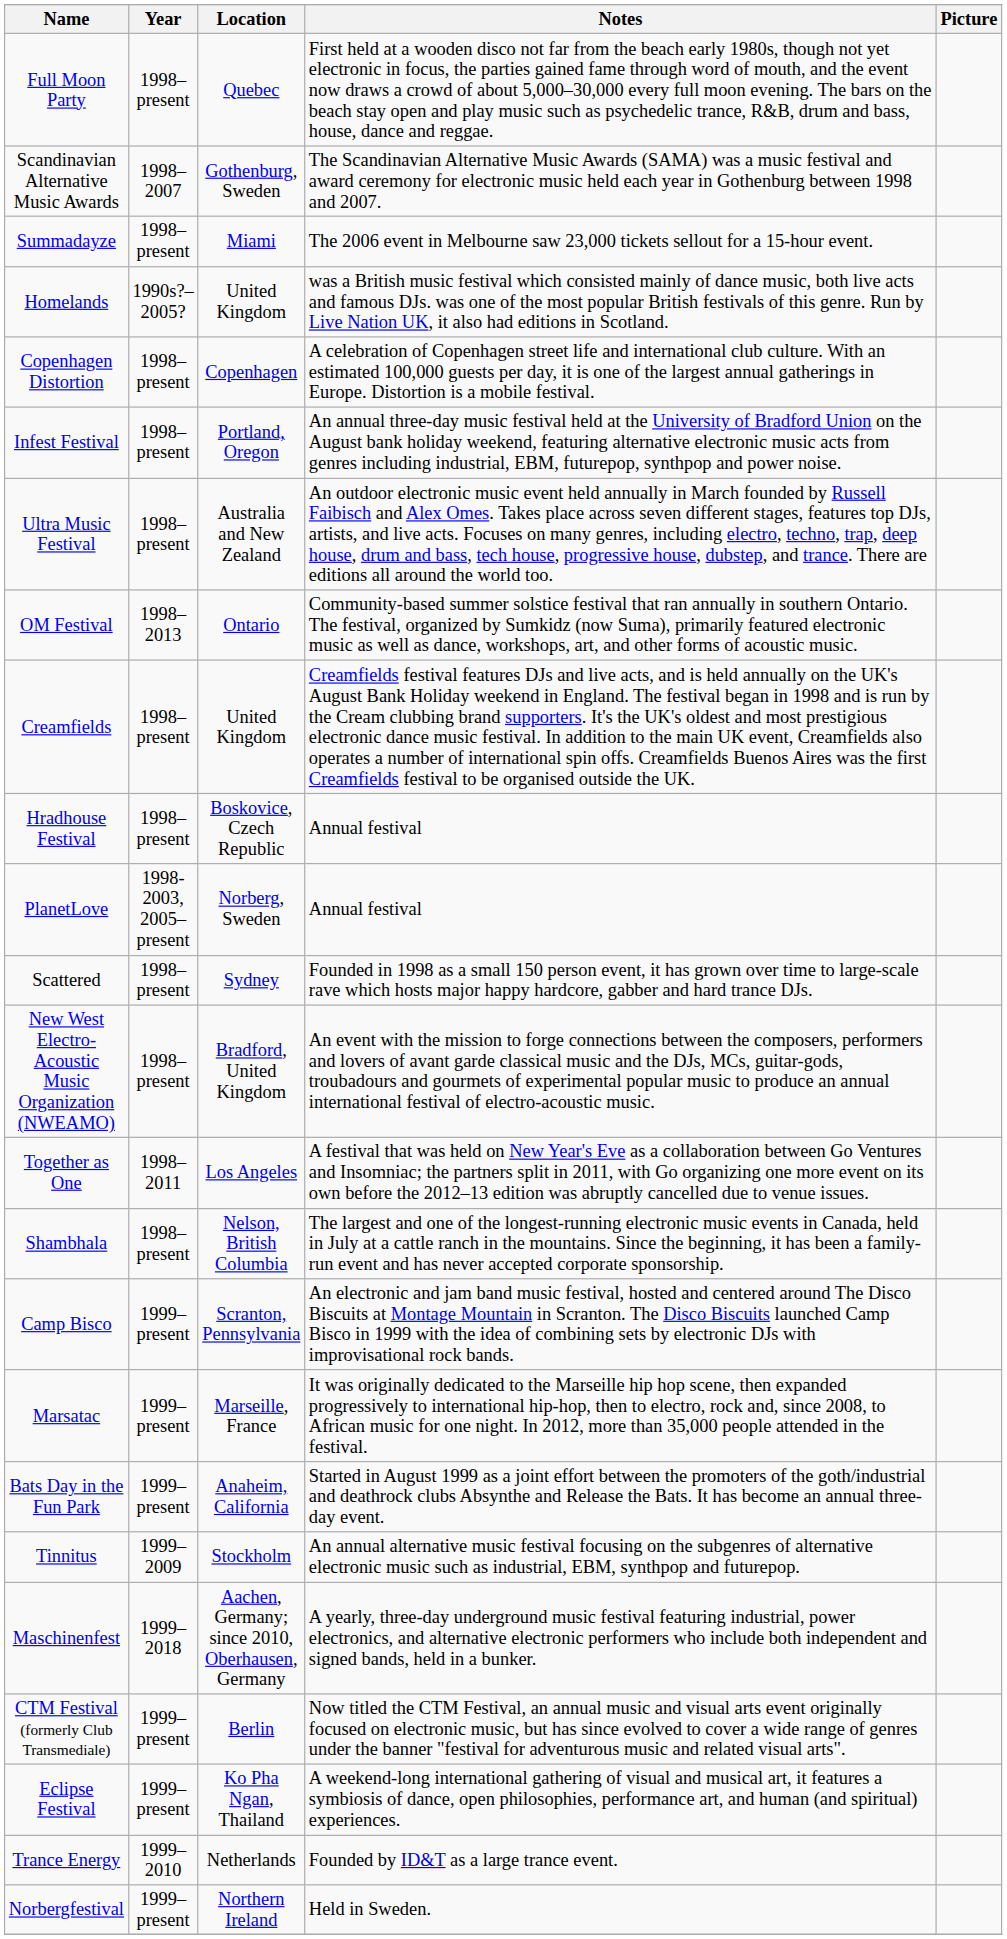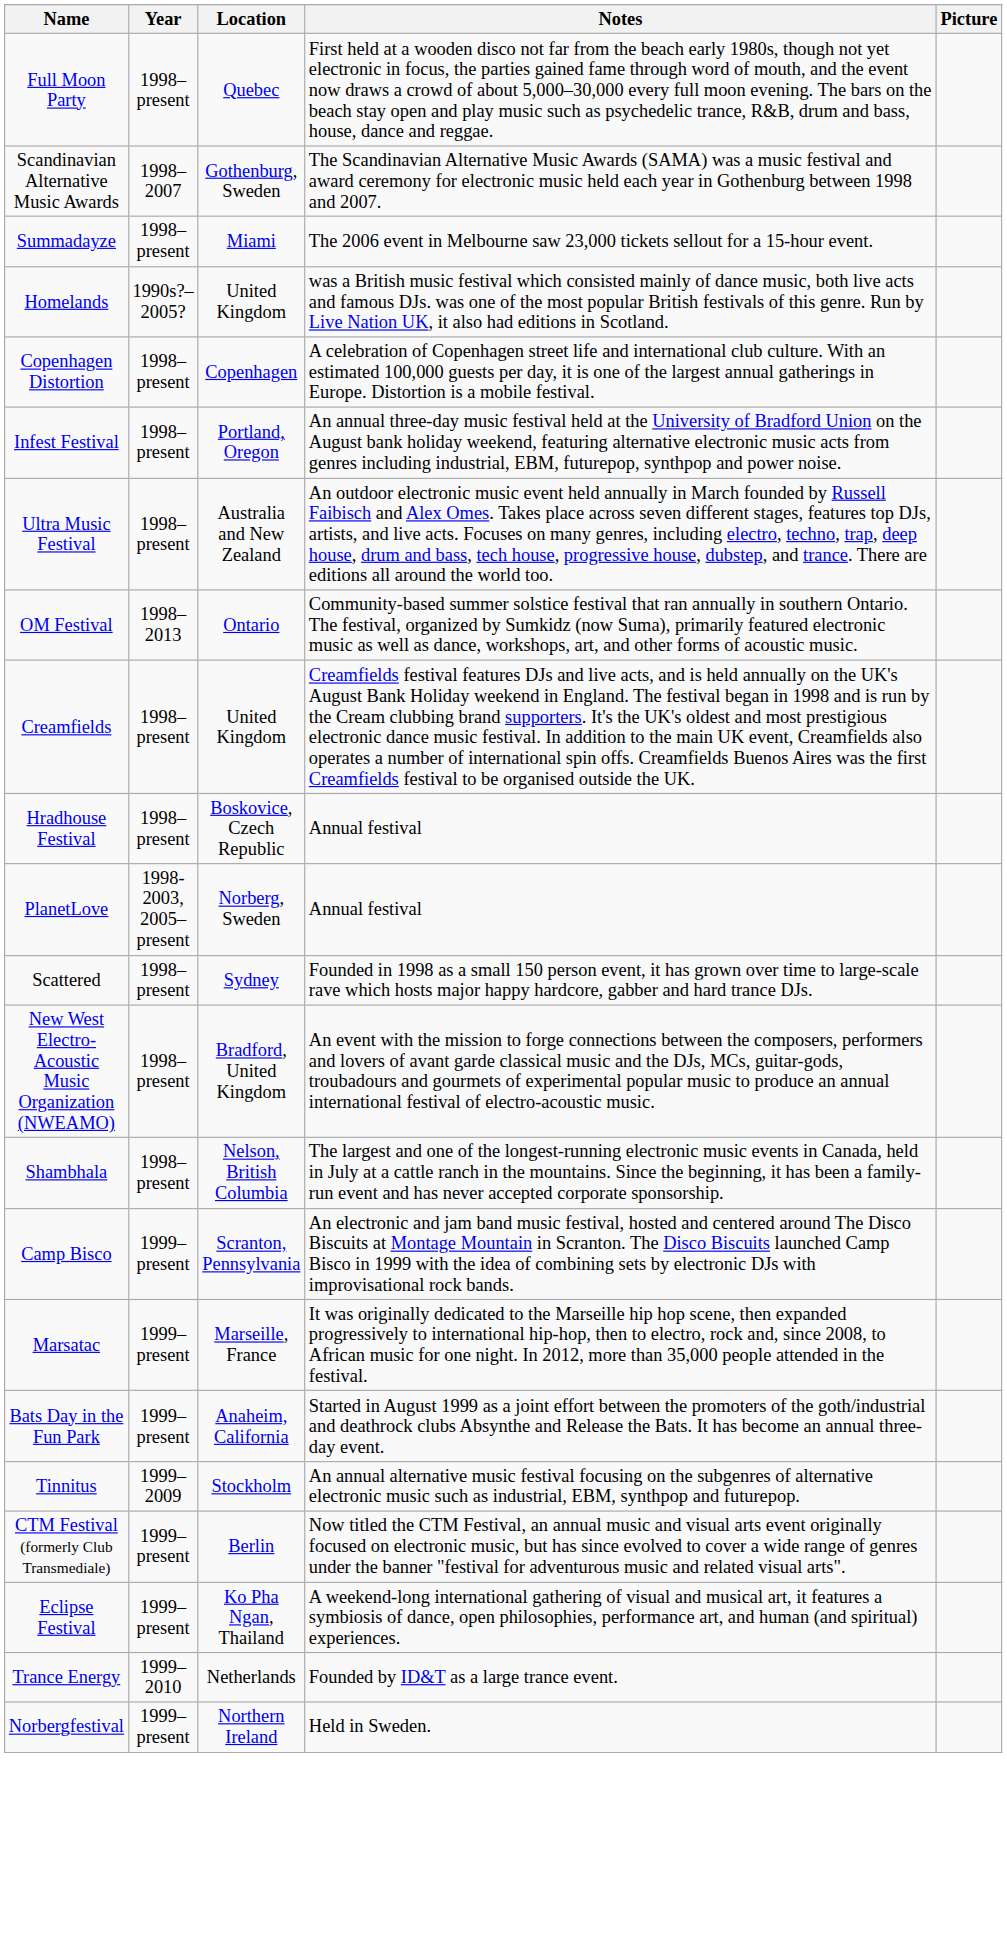- row: (66, 1172)
- row: (66, 1637)
